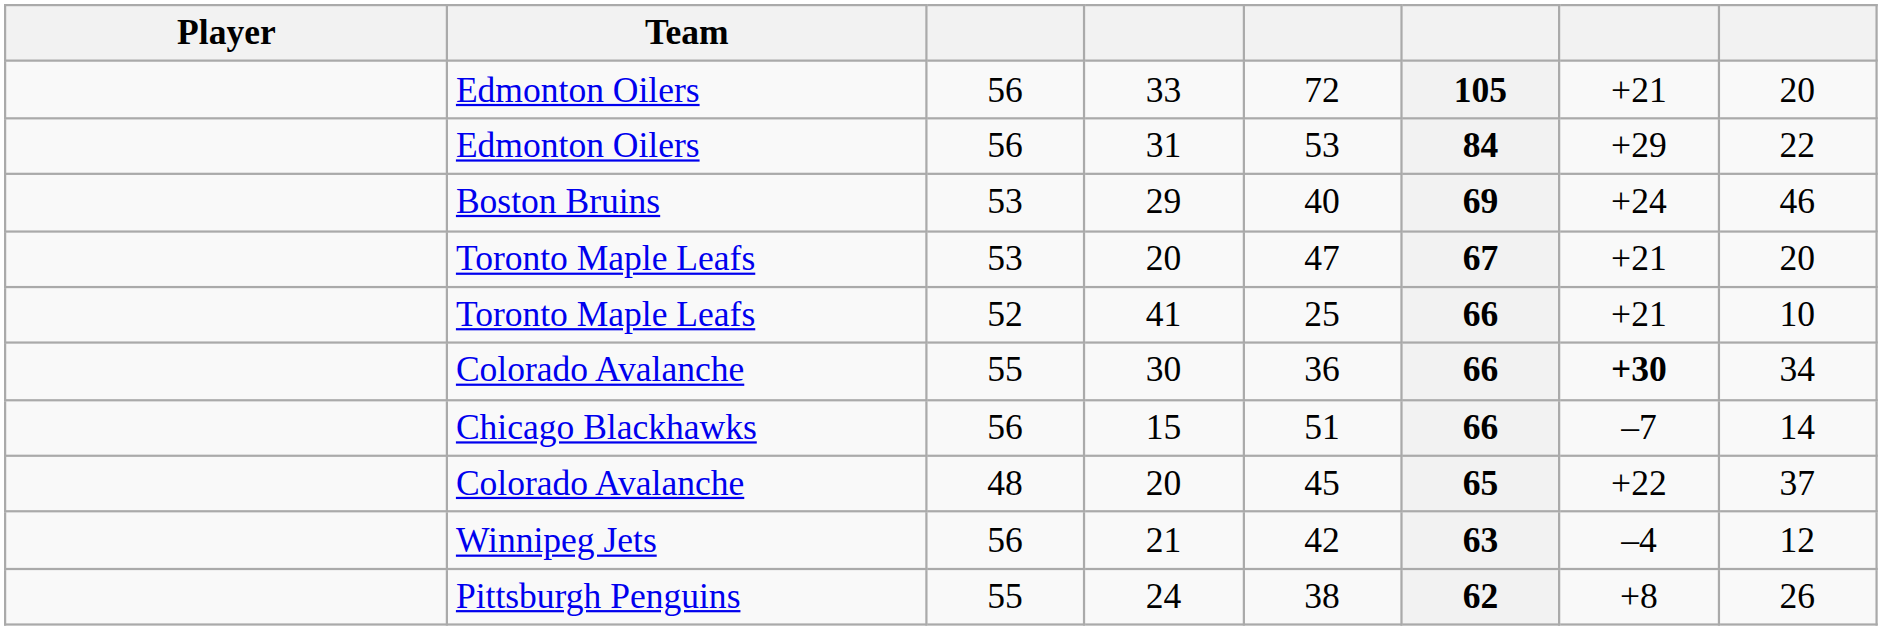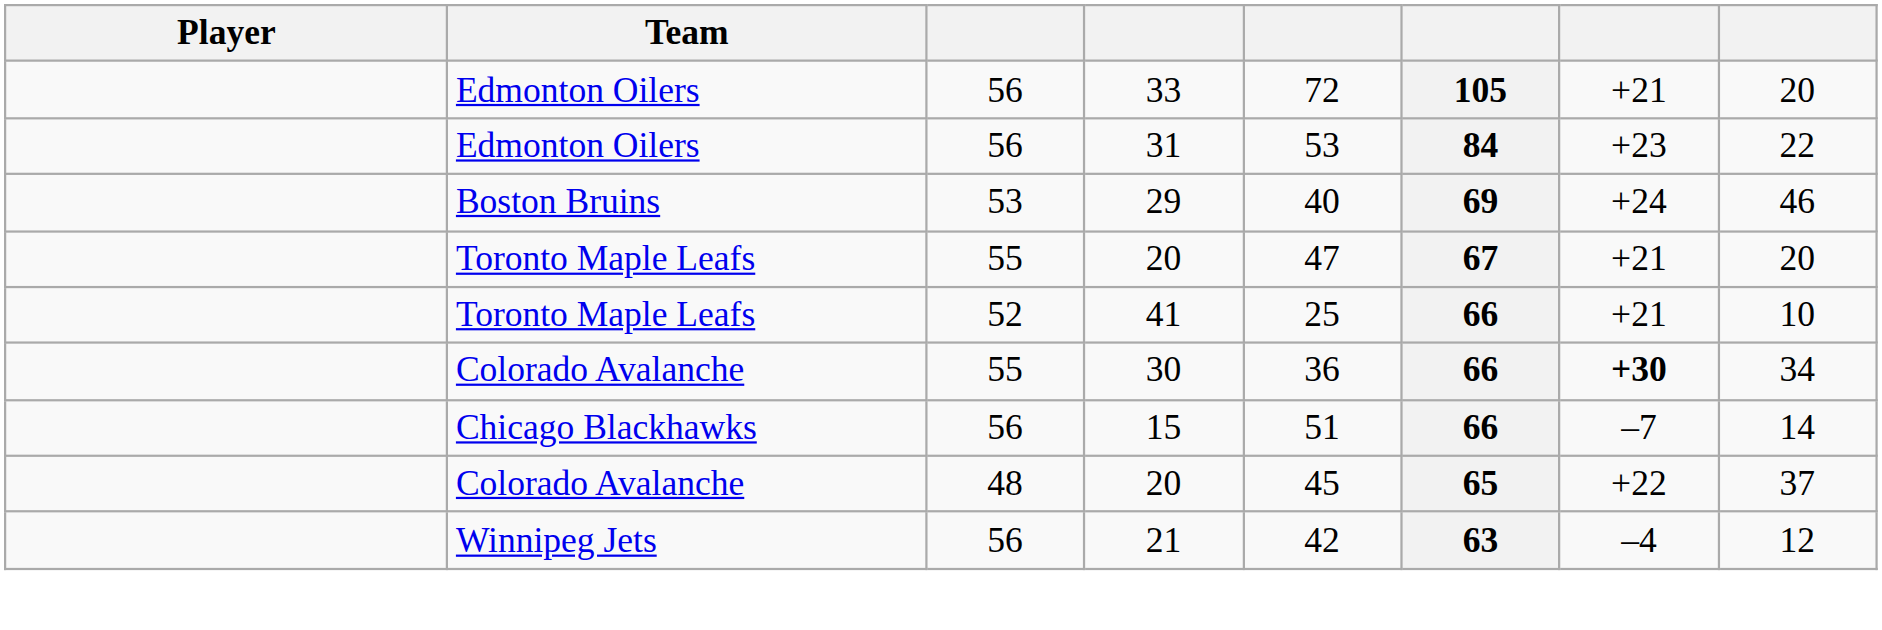(1639, 145) +29 -> (1639, 145) +23
(1005, 257) 53 -> (1005, 257) 55
- row: (598, 595)
